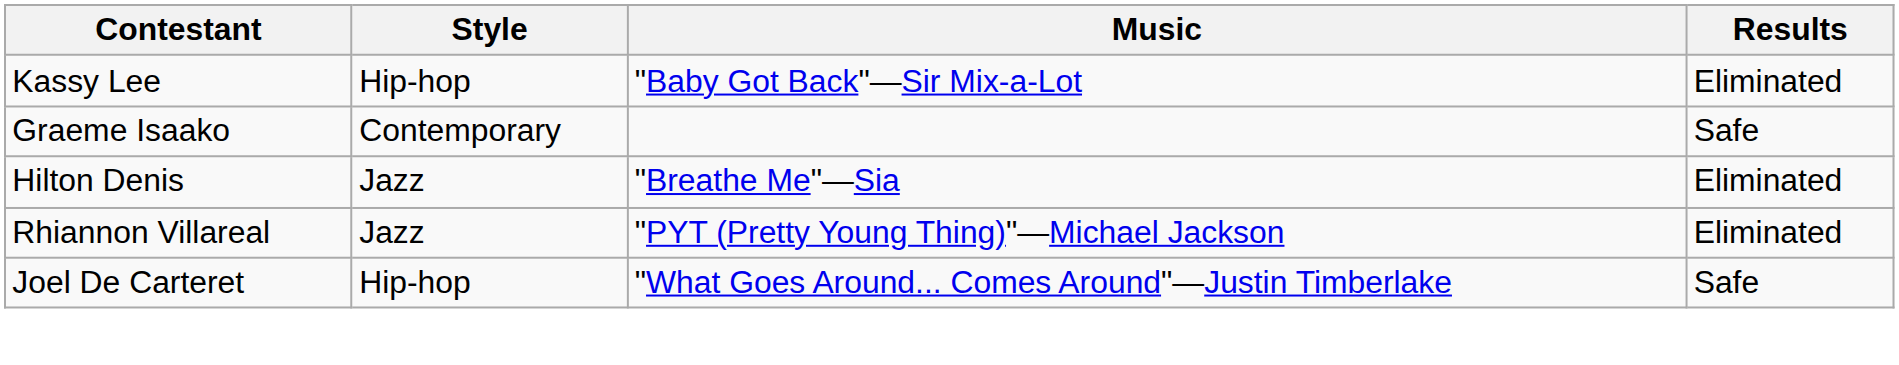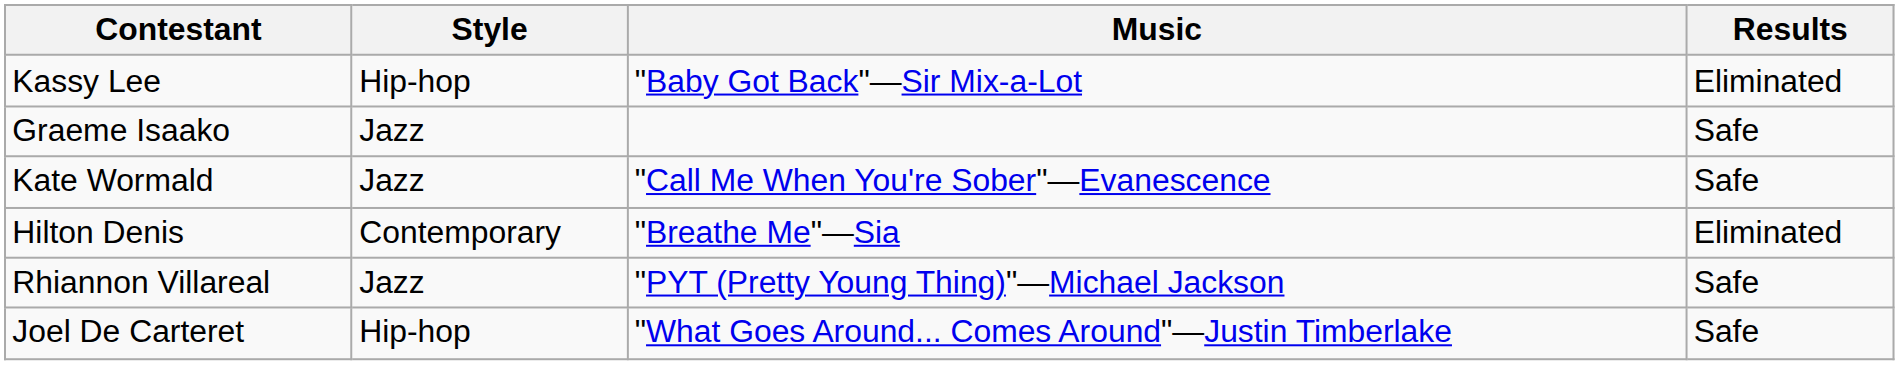(460, 130) Contemporary -> (392, 130) Jazz
+ row: (113, 181)
(392, 181) Jazz -> (460, 231) Contemporary
(1768, 231) Eliminated -> (1726, 282) Safe
